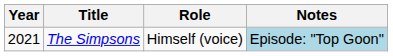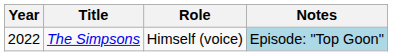(24, 39) 2021 -> (24, 39) 2022
